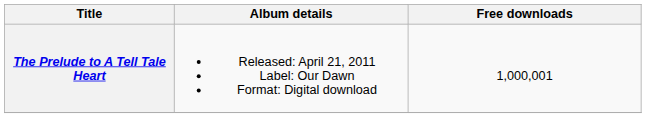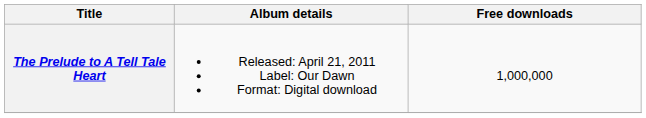(525, 75) 1,000,001 -> (525, 75) 1,000,000
